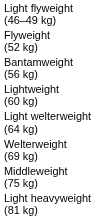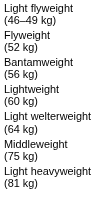- row: (35, 150)
